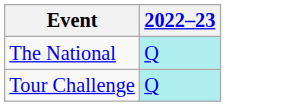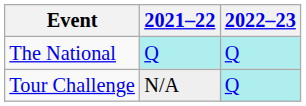+ column: (180, 20)
